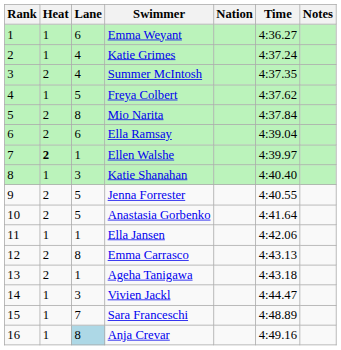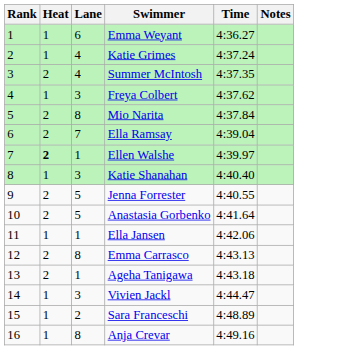- column: (235, 14)
(78, 94) 5 -> (78, 94) 3
(78, 134) 6 -> (78, 134) 7
(78, 315) 7 -> (78, 315) 2
(78, 335) lightblue background -> (78, 335) no background
